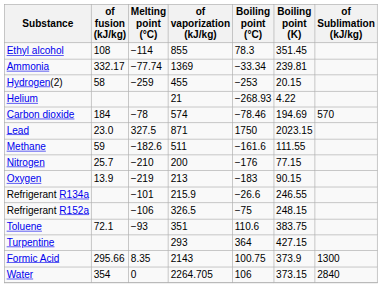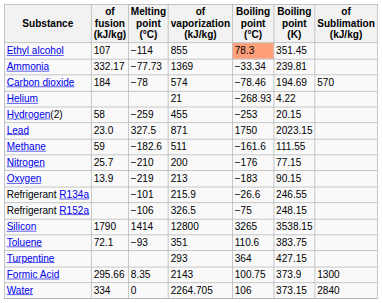(102, 51) 108 -> (102, 51) 107
(245, 51) no background -> (245, 51) lightsalmon background
(146, 67) −77.74 -> (146, 67) −77.73
rows swapped: (41, 115) <-> (35, 83)
+ row: (21, 227)
(102, 274) 354 -> (102, 290) 334
